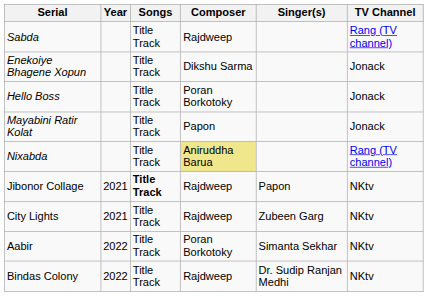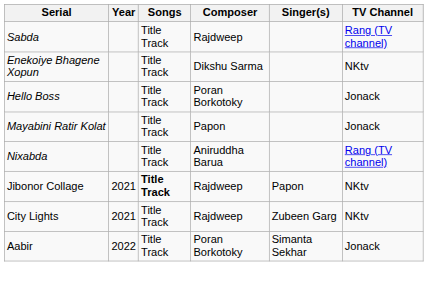(367, 66) Jonack -> (357, 66) NKtv
(208, 156) khaki background -> (219, 156) no background
(362, 246) NKtv -> (362, 246) Jonack
- row: (42, 276)
